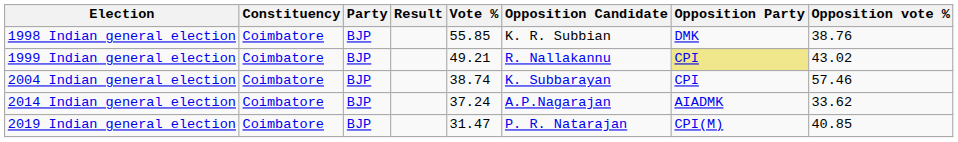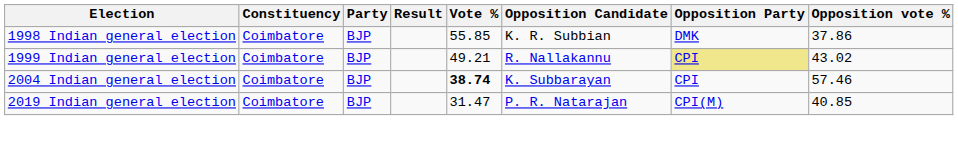(832, 38) 38.76 -> (832, 38) 37.86
(470, 82) normal -> (470, 82) bold
- row: (122, 104)
